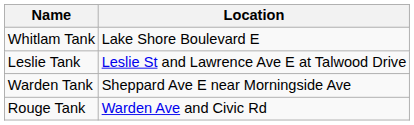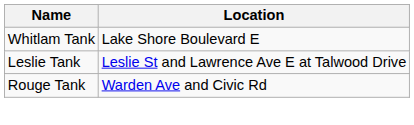- row: (50, 85)
